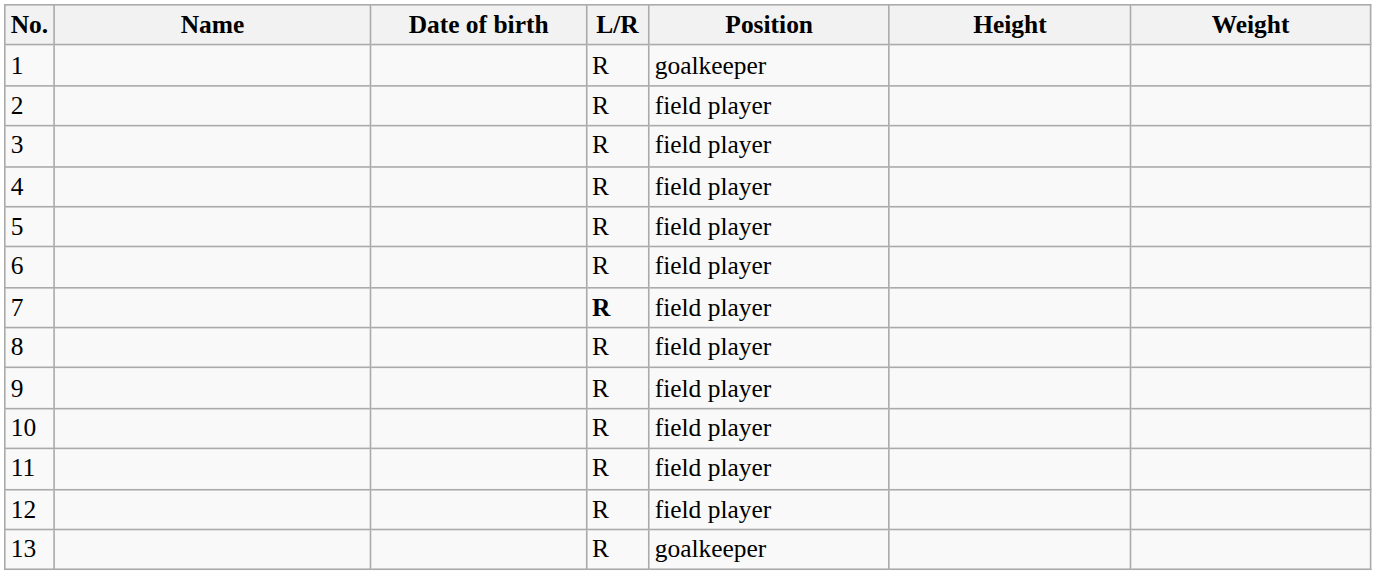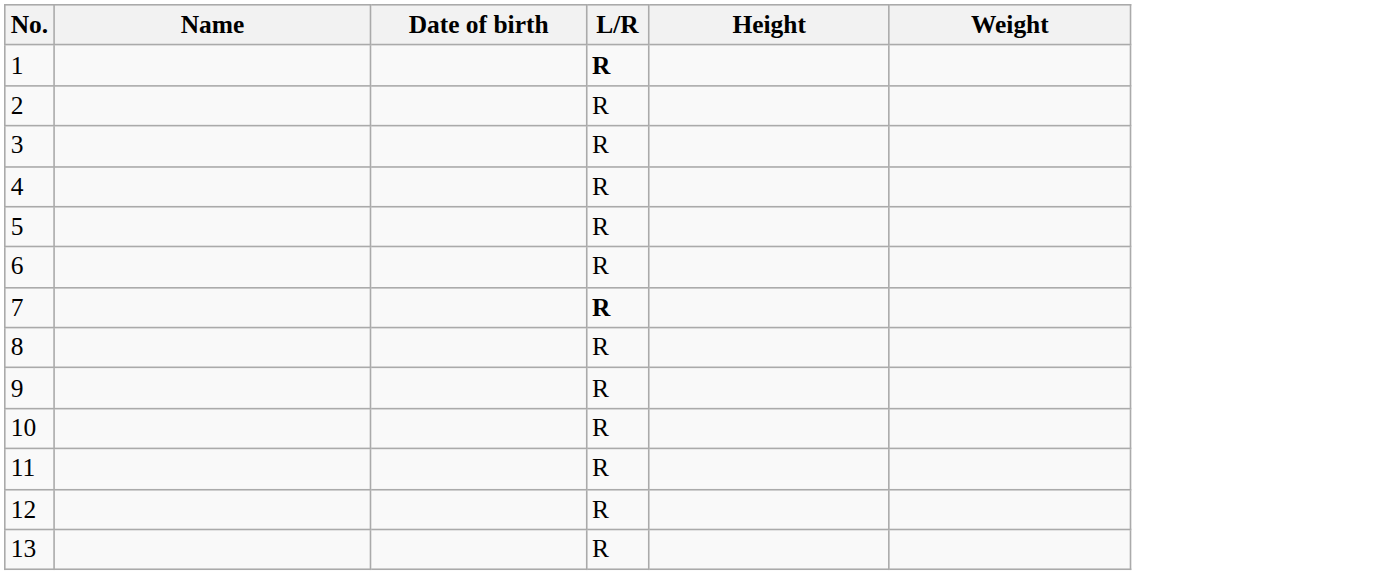- column: (769, 24)
(601, 65) normal -> (601, 65) bold
